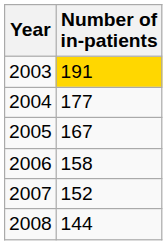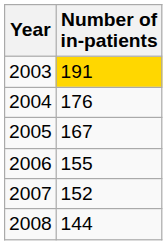(77, 102) 177 -> (77, 102) 176
(77, 163) 158 -> (77, 163) 155
